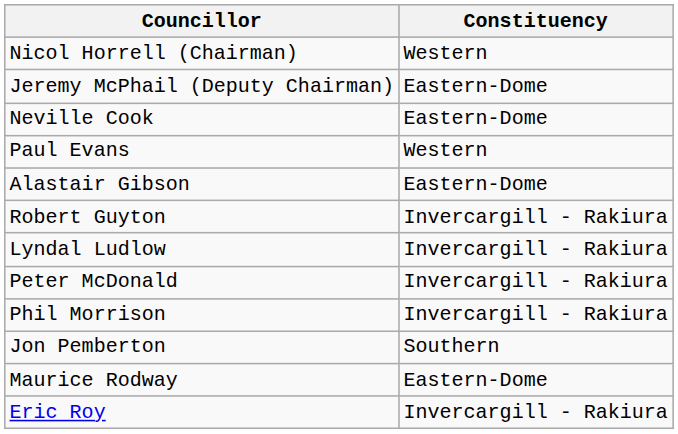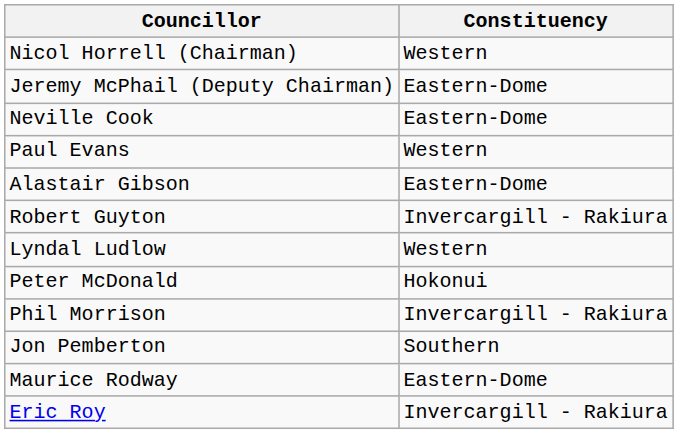(536, 249) Invercargill - Rakiura -> (446, 249) Western
(536, 282) Invercargill - Rakiura -> (446, 282) Hokonui
